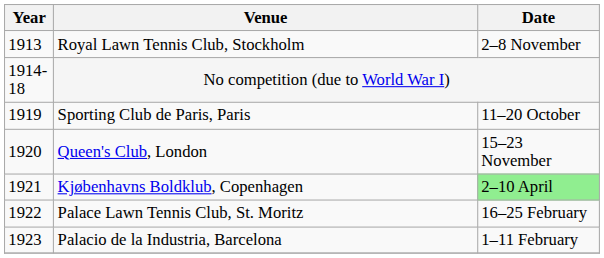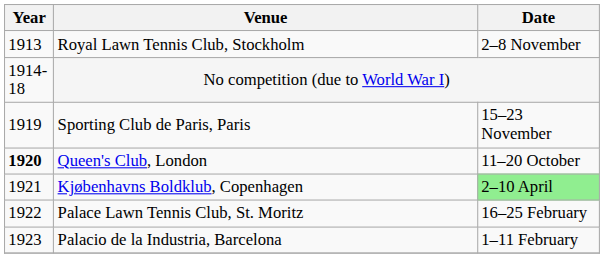(531, 115) 11–20 October -> (516, 124) 15–23 November
(25, 151) normal -> (25, 160) bold
(516, 151) 15–23 November -> (531, 160) 11–20 October
